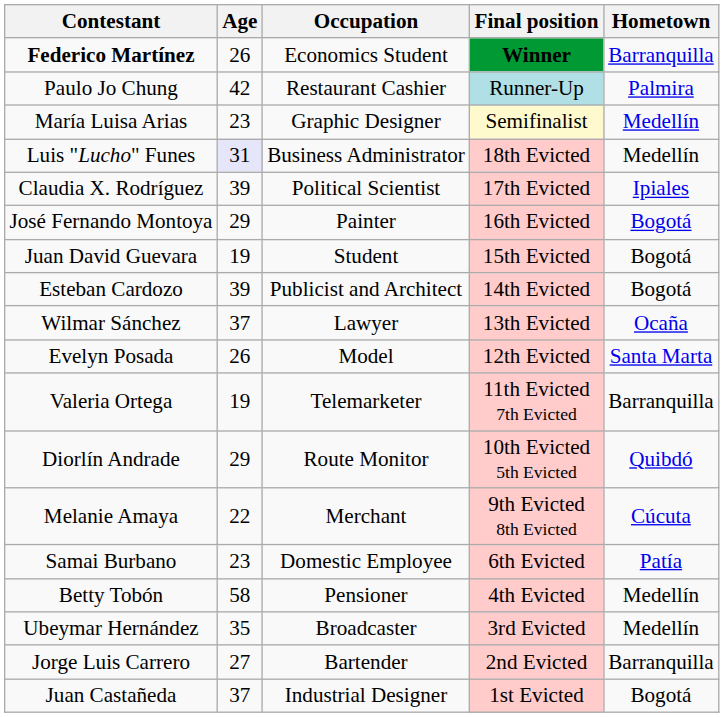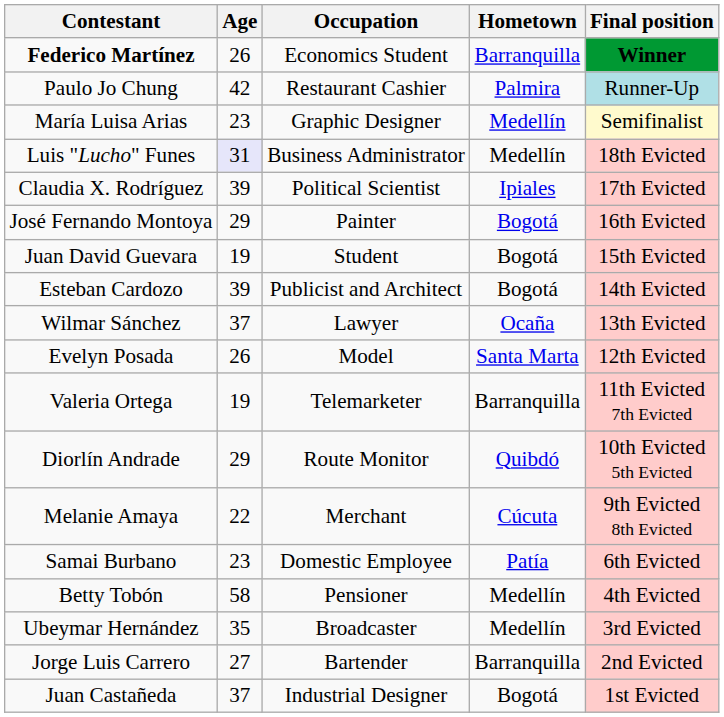columns swapped: (661, 21) <-> (537, 21)
